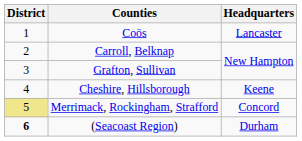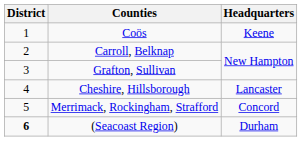(259, 32) Lancaster -> (259, 32) Keene
(259, 88) Keene -> (259, 88) Lancaster
(26, 107) khaki background -> (26, 107) no background
